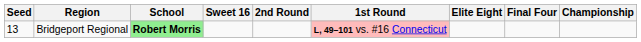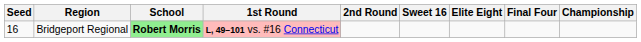columns swapped: (380, 13) <-> (228, 13)
(13, 29) 13 -> (13, 29) 16
